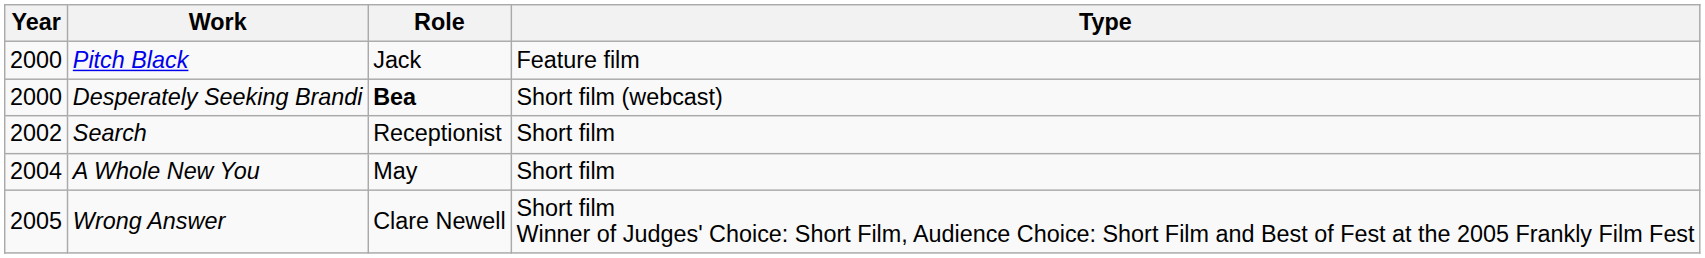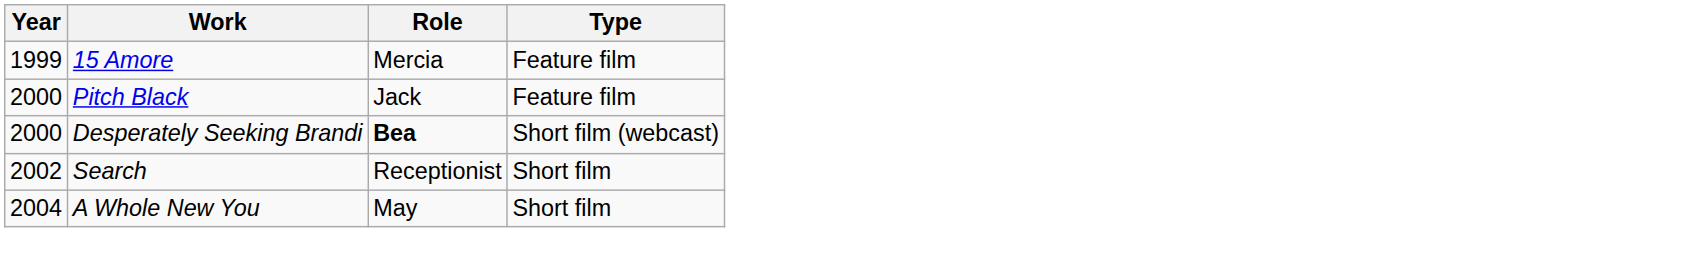+ row: (123, 60)
- row: (149, 221)
